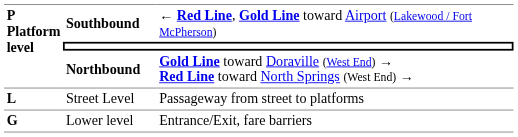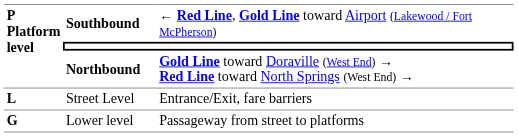(262, 99) Passageway from street to platforms -> (236, 99) Entrance/Exit, fare barriers
(236, 121) Entrance/Exit, fare barriers -> (262, 121) Passageway from street to platforms
